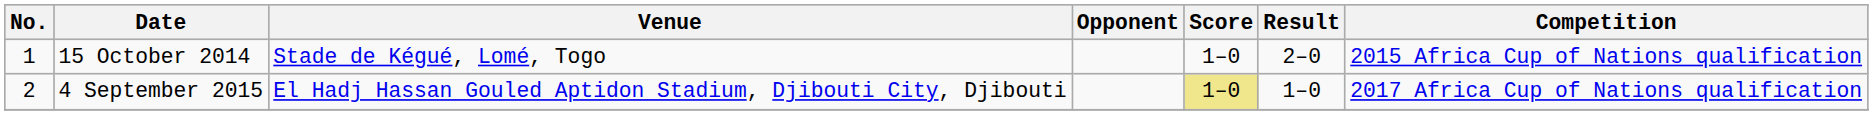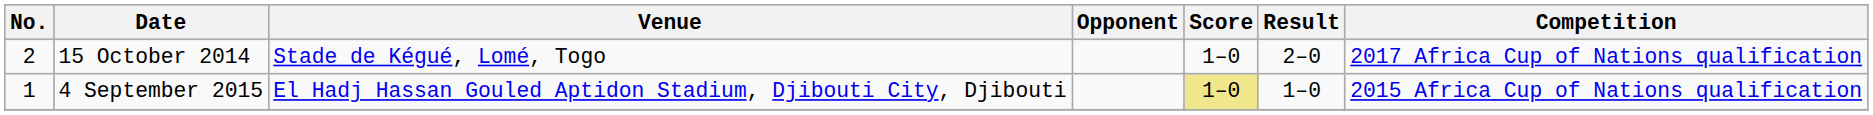(29, 57) 1 -> (29, 57) 2
(1606, 57) 2015 Africa Cup of Nations qualification -> (1606, 57) 2017 Africa Cup of Nations qualification
(29, 92) 2 -> (29, 92) 1
(1606, 92) 2017 Africa Cup of Nations qualification -> (1606, 92) 2015 Africa Cup of Nations qualification
